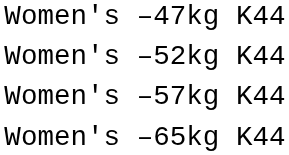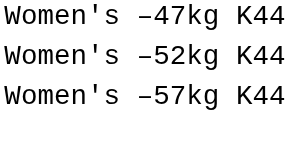- row: (145, 137)
